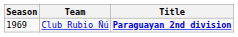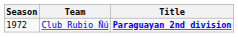(17, 25) 1969 -> (17, 25) 1972
